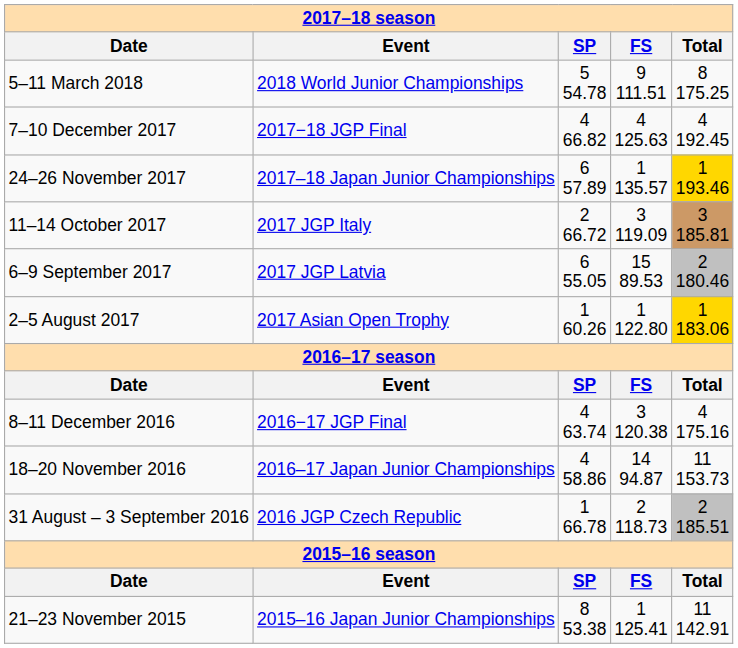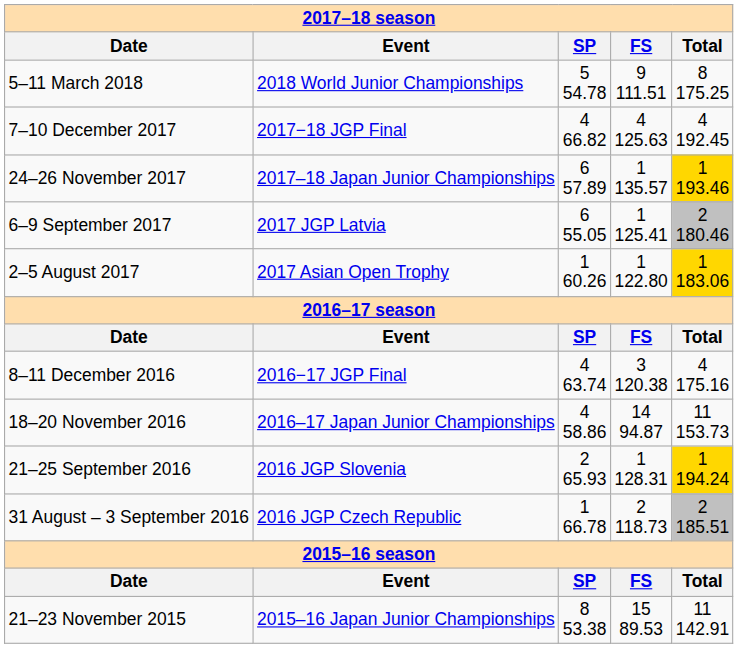- row: (87, 225)
(641, 272) 15 89.53 -> (641, 225) 1 125.41
+ row: (100, 469)
(641, 619) 1 125.41 -> (641, 619) 15 89.53
